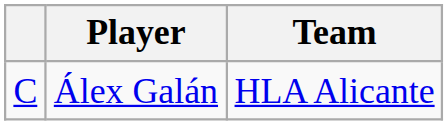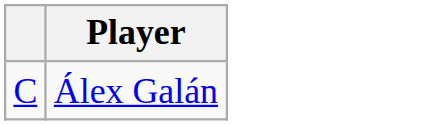- column: (335, 32)
